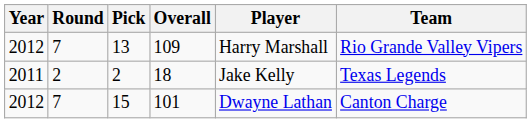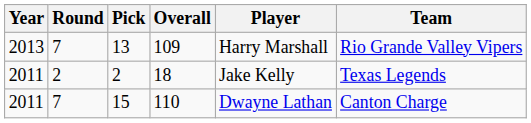(26, 46) 2012 -> (26, 46) 2013
(26, 103) 2012 -> (26, 103) 2011
(167, 103) 101 -> (167, 103) 110
